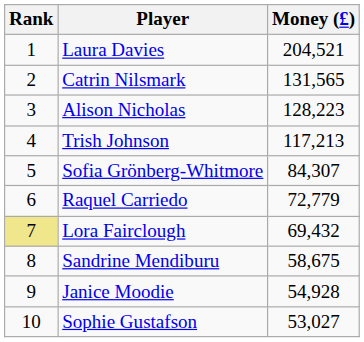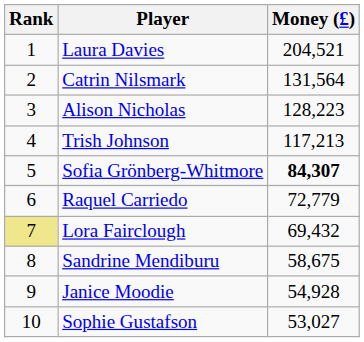(314, 79) 131,565 -> (314, 79) 131,564
(314, 170) normal -> (314, 170) bold
